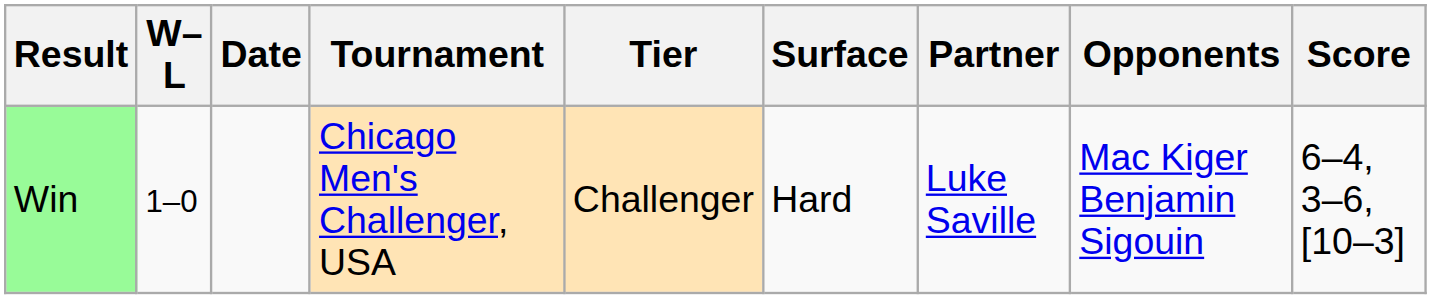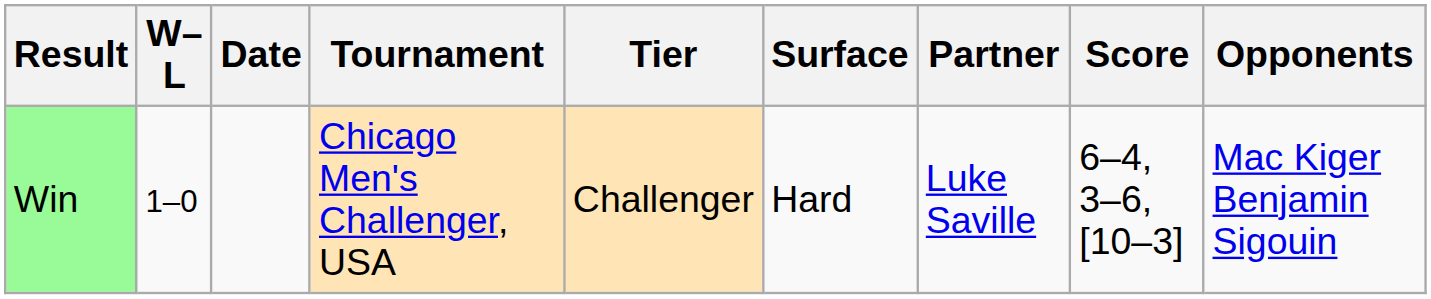columns swapped: (1181, 55) <-> (1359, 55)
